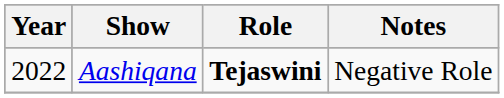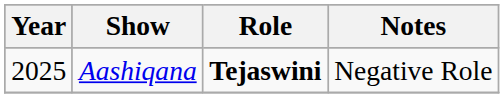(39, 69) 2022 -> (39, 69) 2025
